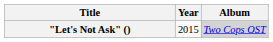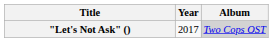(188, 29) 2015 -> (188, 29) 2017
